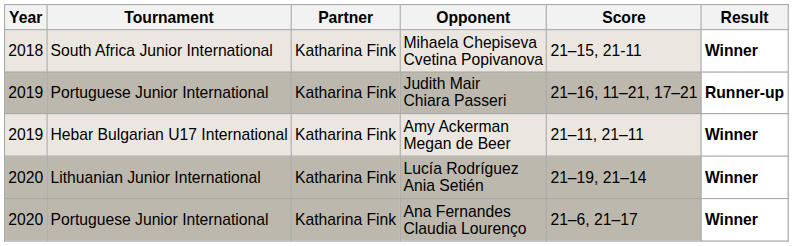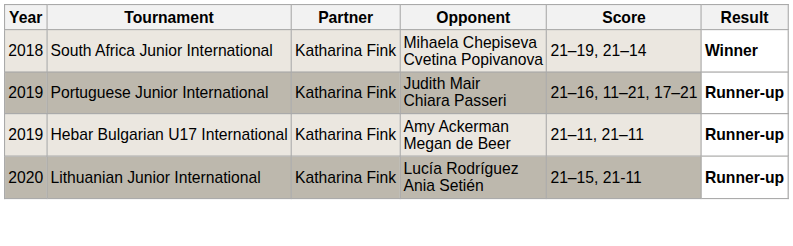(596, 51) 21–15, 21-11 -> (598, 51) 21–19, 21–14
(731, 135) Winner -> (745, 135) Runner-up
(598, 178) 21–19, 21–14 -> (596, 178) 21–15, 21-11
(731, 178) Winner -> (745, 178) Runner-up
- row: (465, 220)
